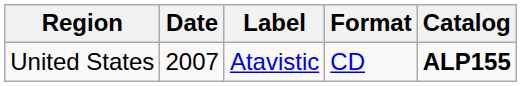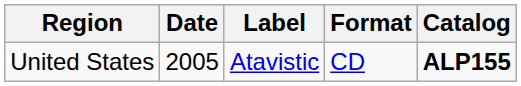(192, 61) 2007 -> (192, 61) 2005
